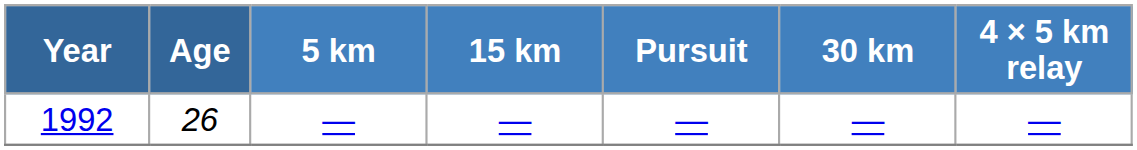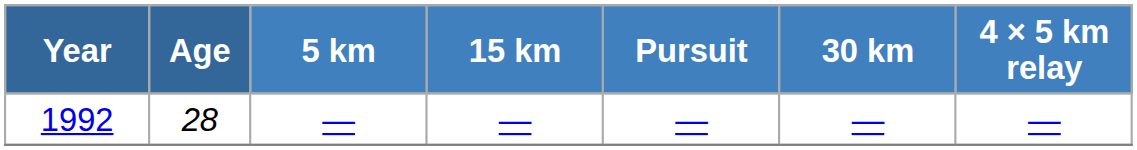(200, 119) 26 -> (200, 119) 28
